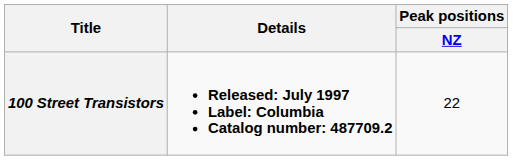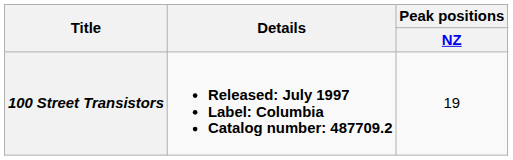(452, 103) 22 -> (452, 103) 19
